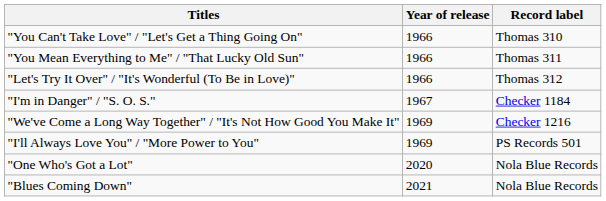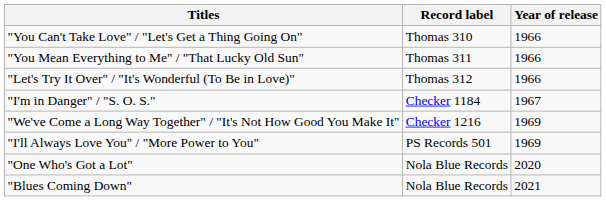columns swapped: (547, 15) <-> (448, 15)
